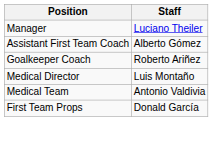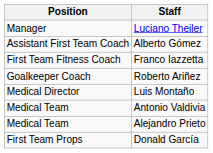+ row: (169, 60)
+ row: (170, 124)
